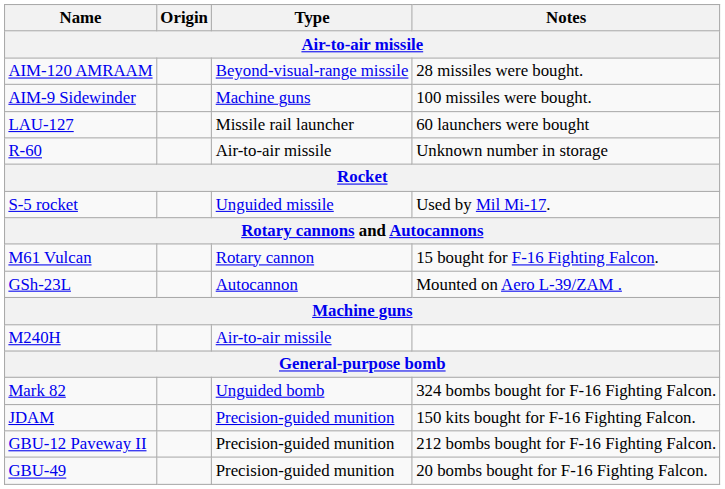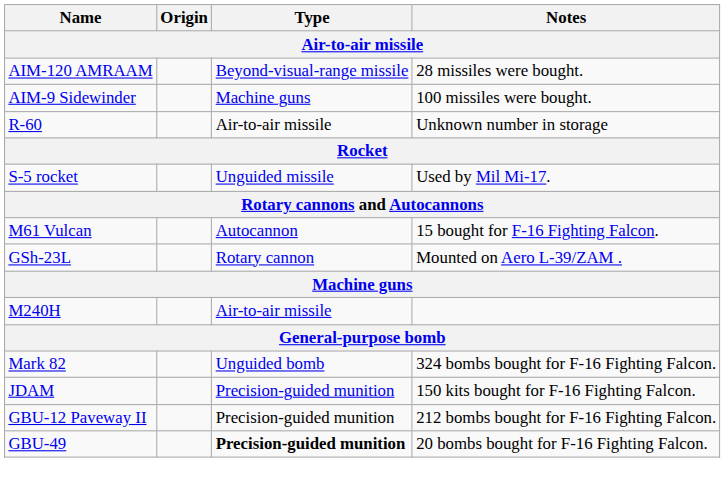- row: (41, 124)
(265, 257) Rotary cannon -> (257, 230) Autocannon
(257, 284) Autocannon -> (265, 257) Rotary cannon
(305, 470) normal -> (311, 444) bold
